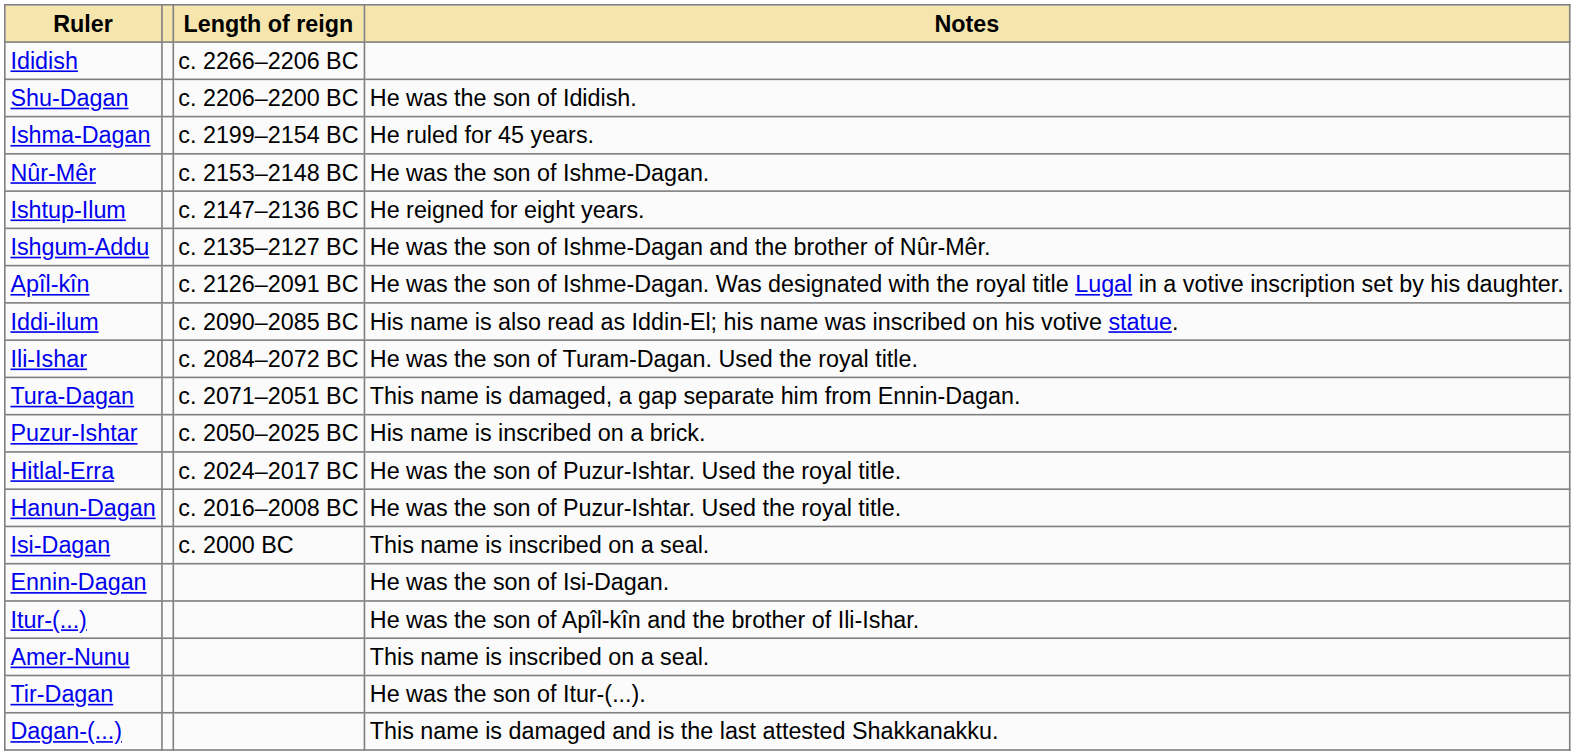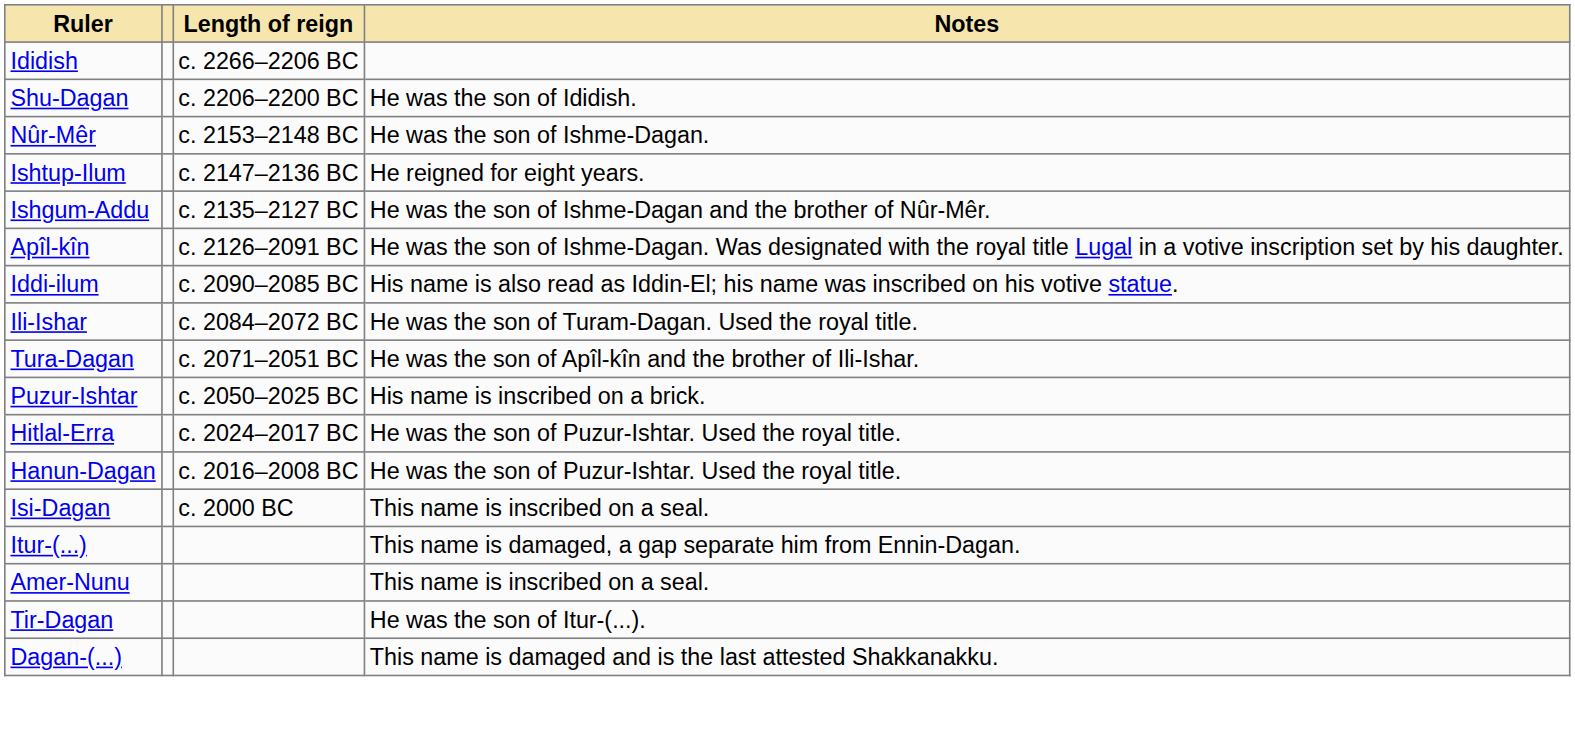- row: (80, 135)
(695, 396) This name is damaged, a gap separate him from Ennin-Dagan. -> (645, 359) He was the son of Apîl-kîn and the brother of Ili-Ishar.
- row: (79, 582)
(645, 620) He was the son of Apîl-kîn and the brother of Ili-Ishar. -> (695, 545) This name is damaged, a gap separate him from Ennin-Dagan.
